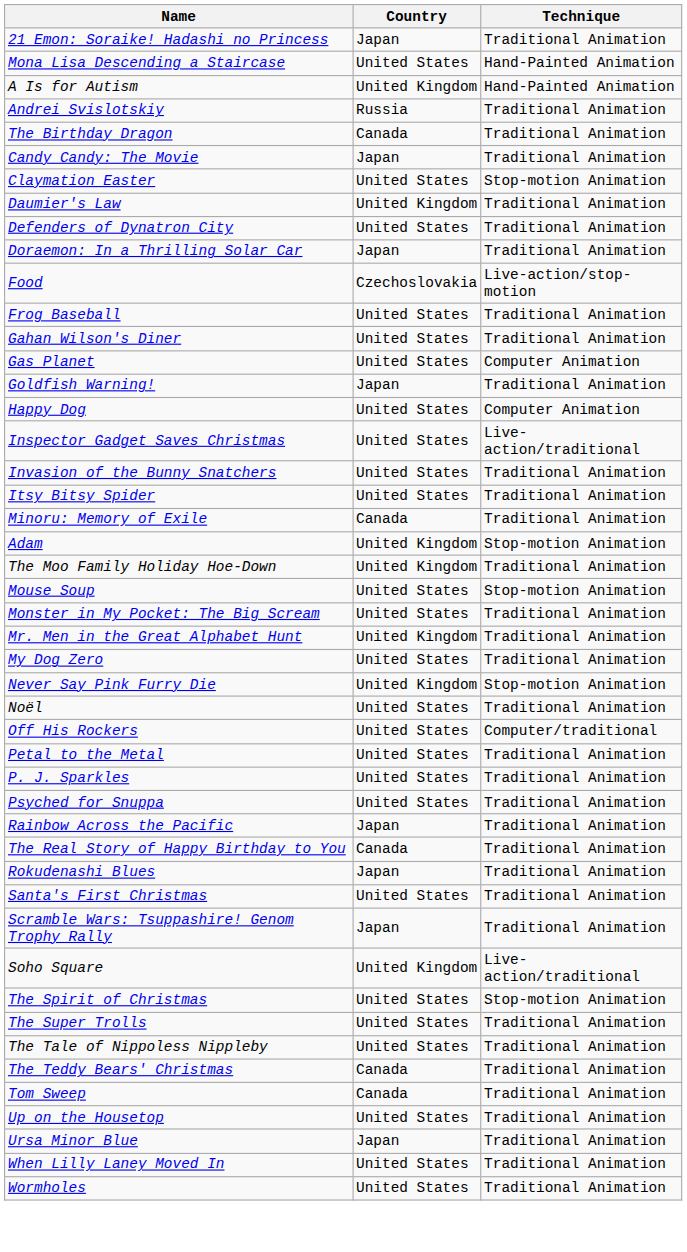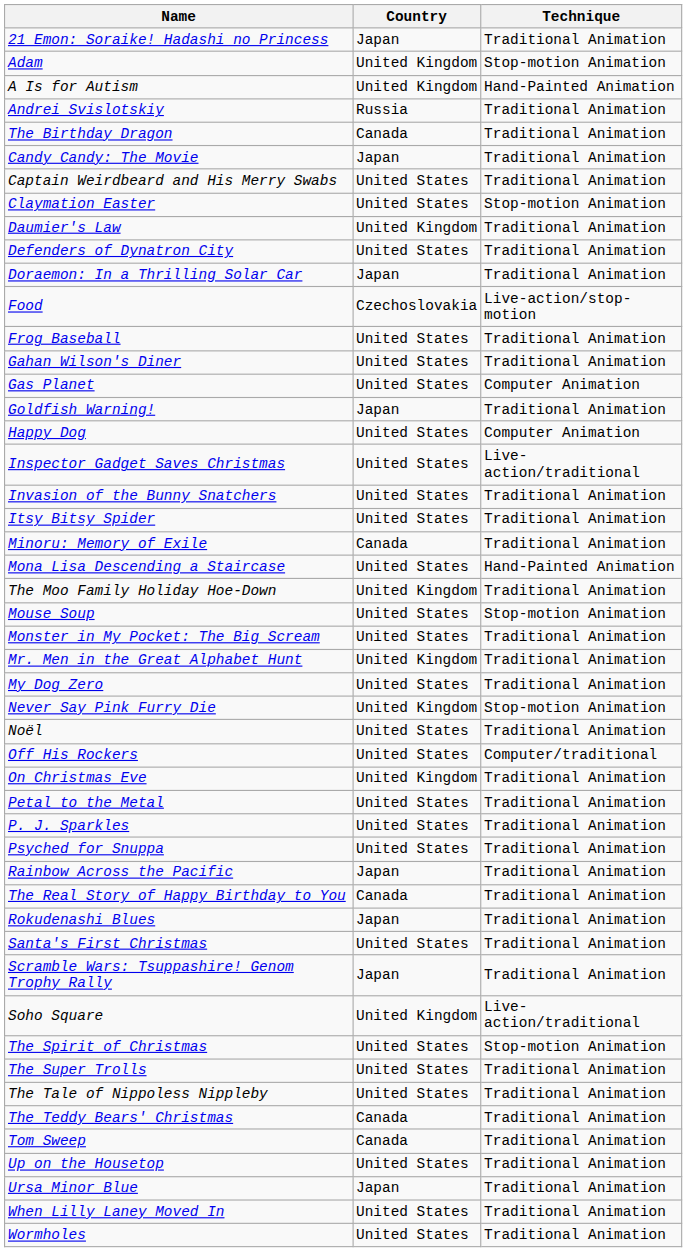rows swapped: (25, 543) <-> (147, 63)
+ row: (173, 181)
+ row: (77, 779)
